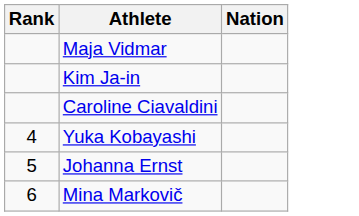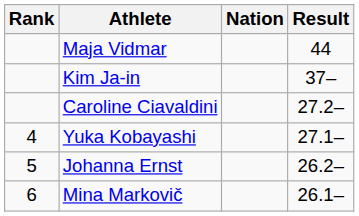+ column: (321, 19)
